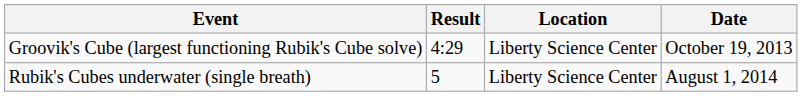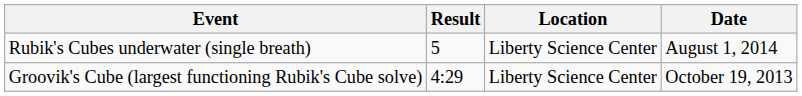rows swapped: (160, 76) <-> (216, 47)
